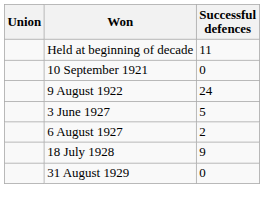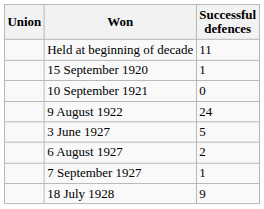+ row: (98, 70)
+ row: (94, 173)
- row: (88, 173)
